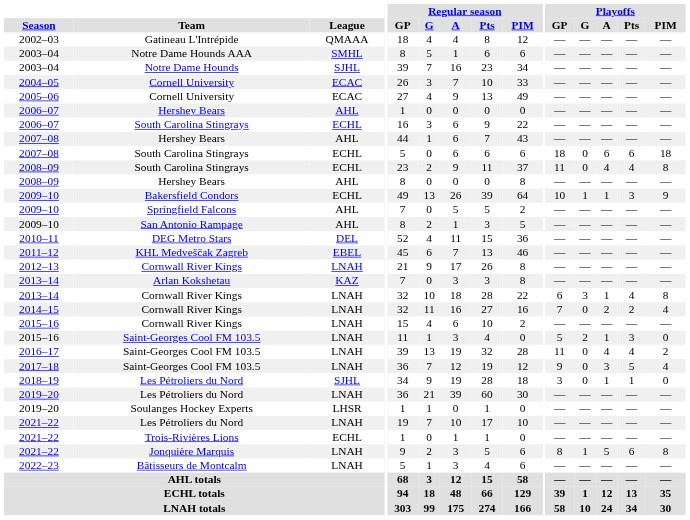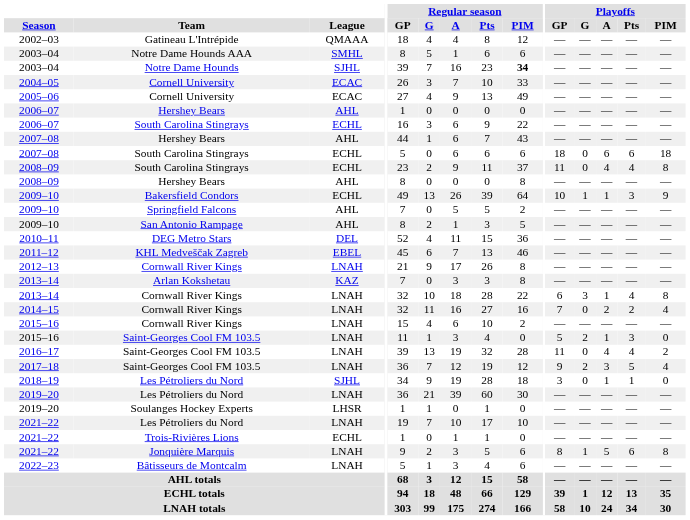(523, 68) normal -> (523, 68) bold
(585, 366) 0 -> (585, 366) 2
